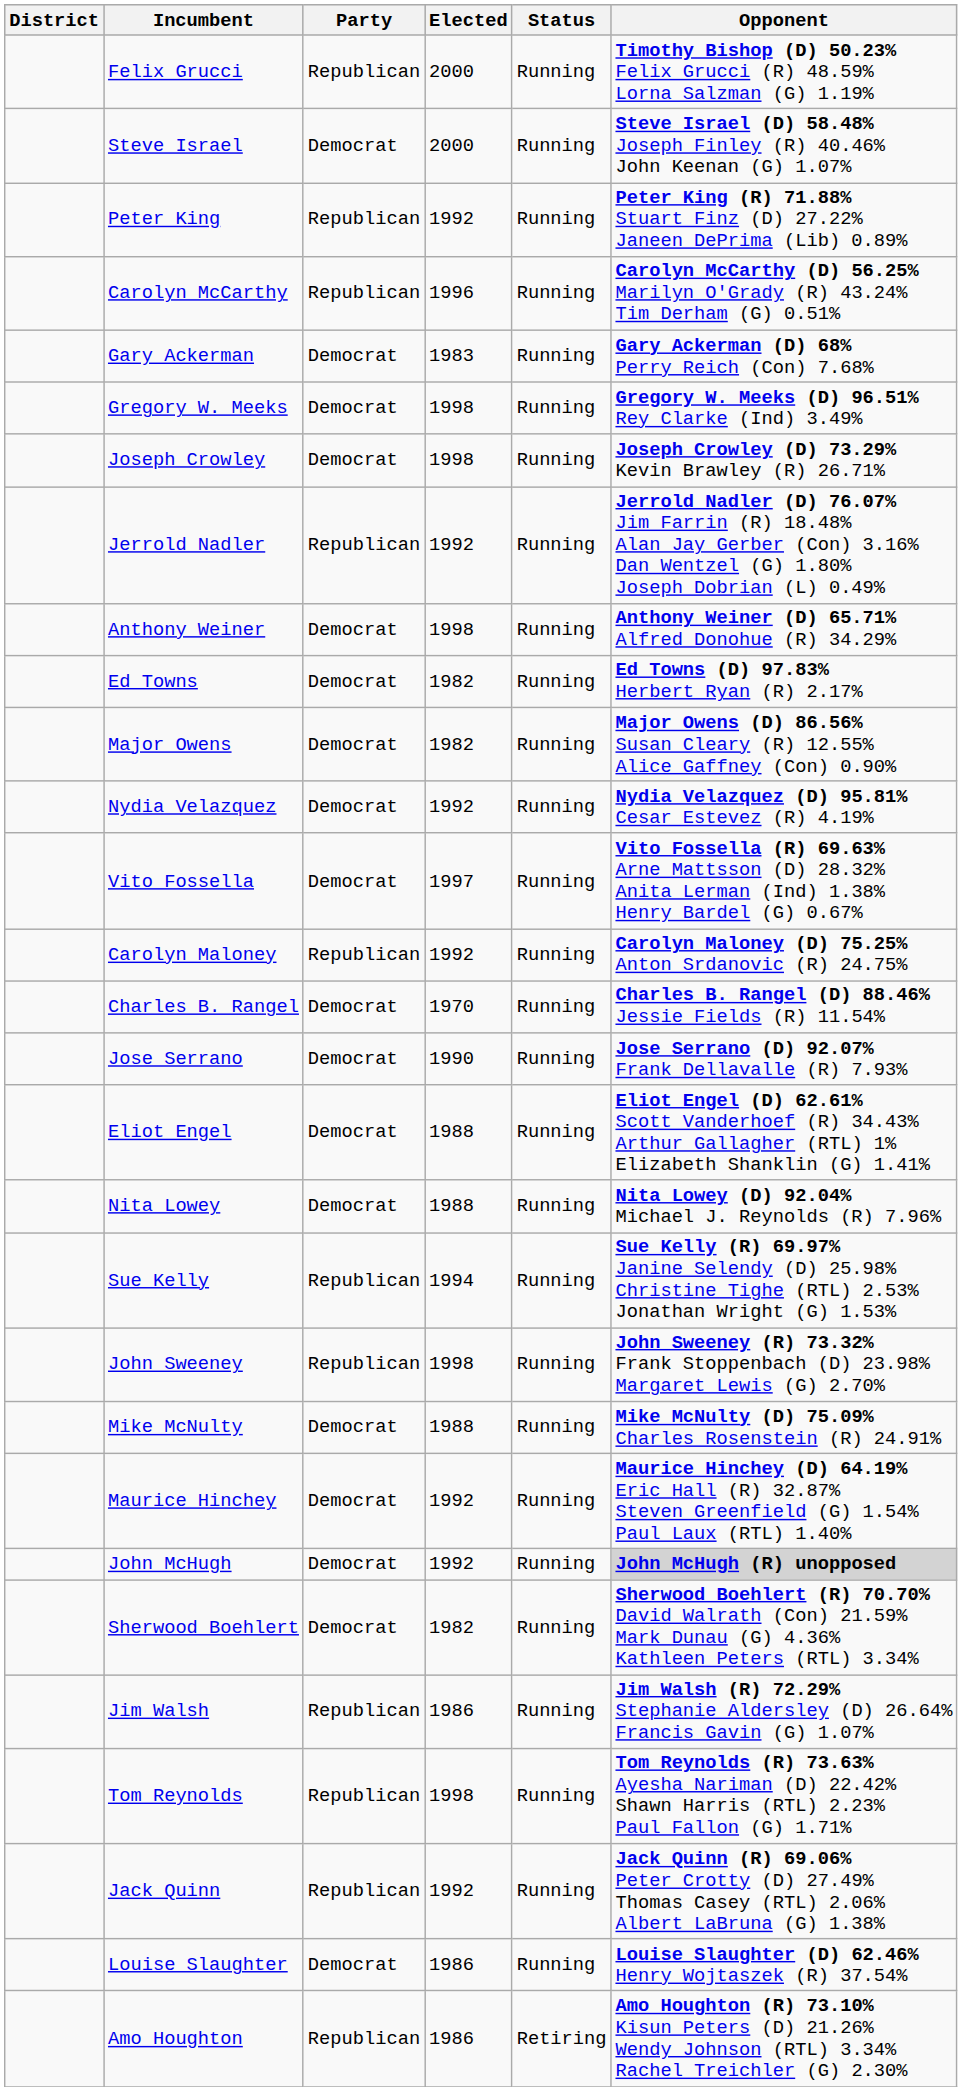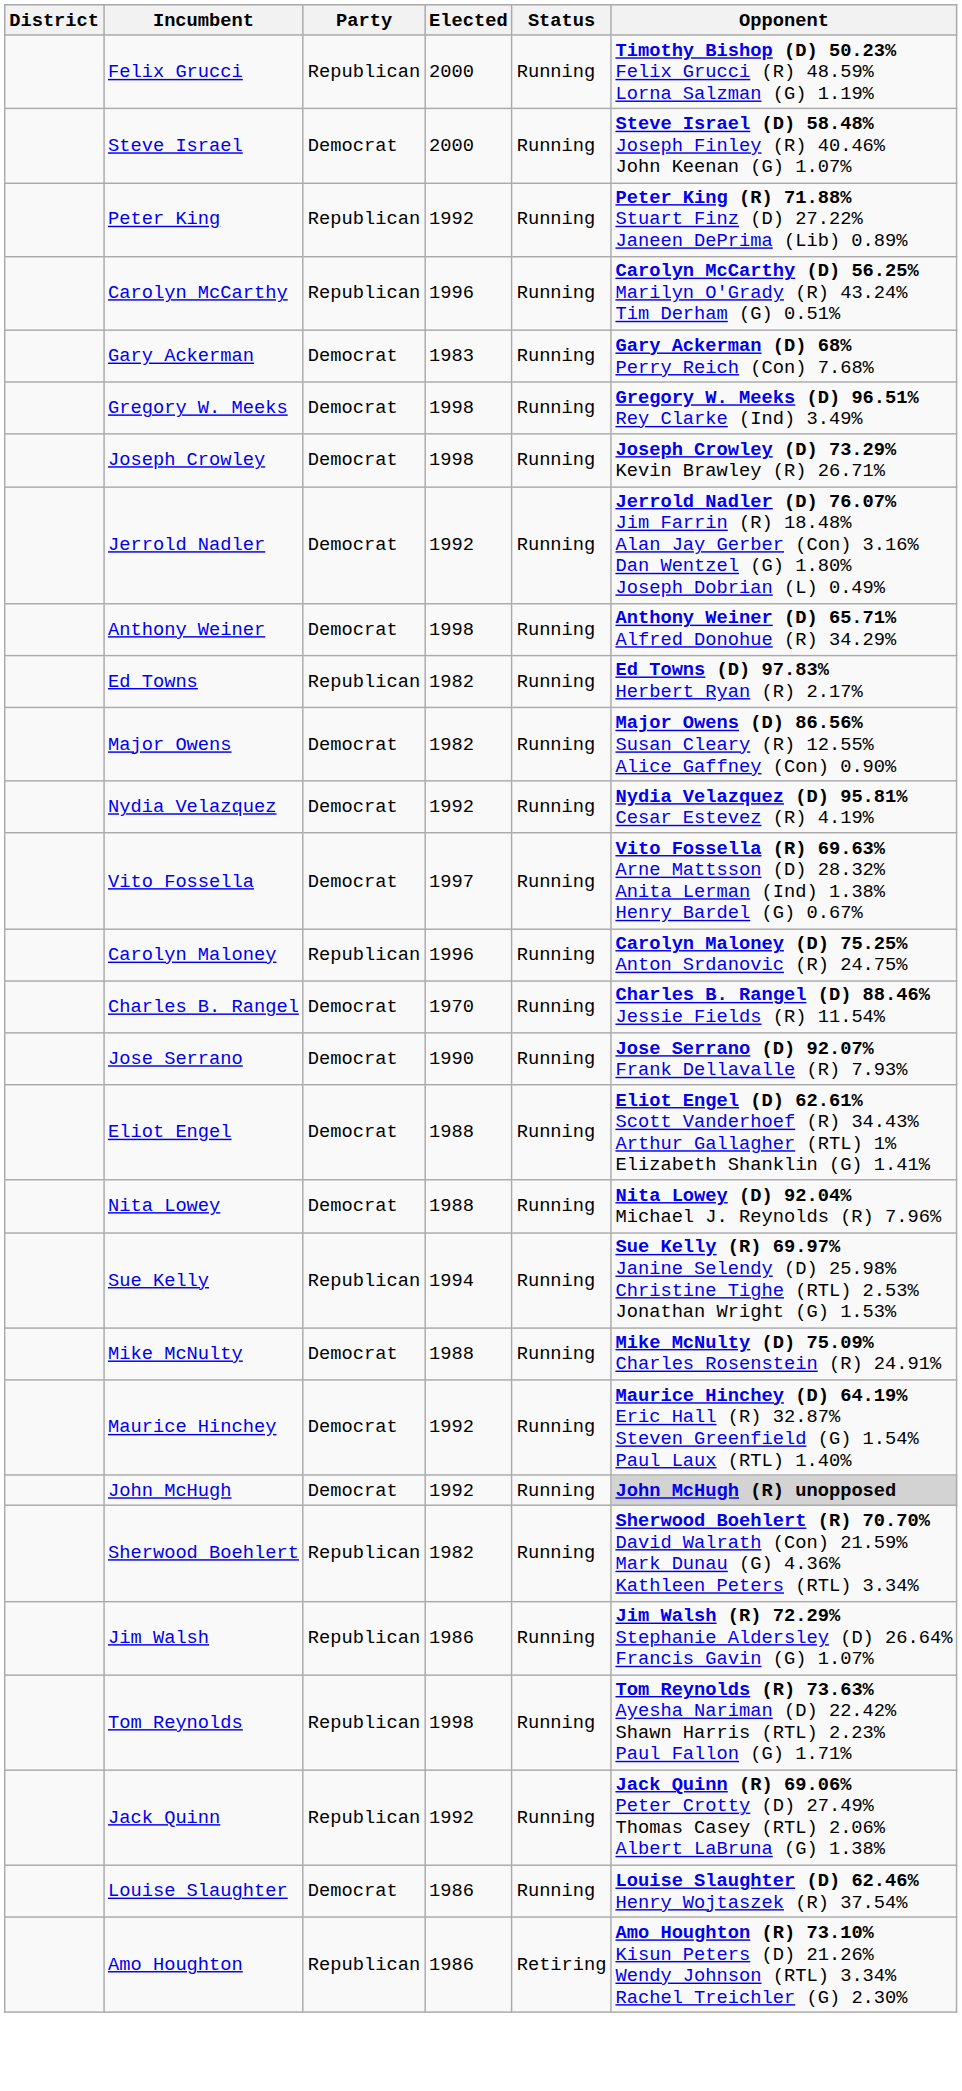(364, 545) Republican -> (353, 545) Democrat
(353, 681) Democrat -> (364, 681) Republican
(452, 955) 1992 -> (452, 955) 1996
- row: (175, 1365)
(353, 1627) Democrat -> (364, 1553) Republican
